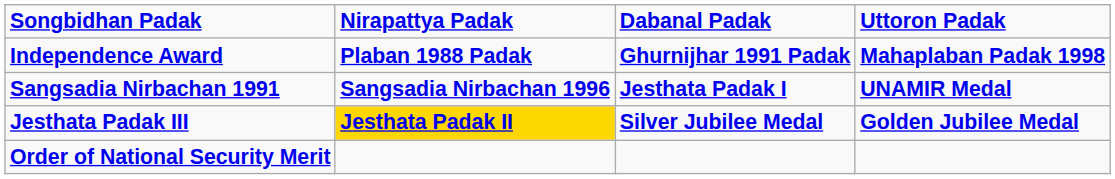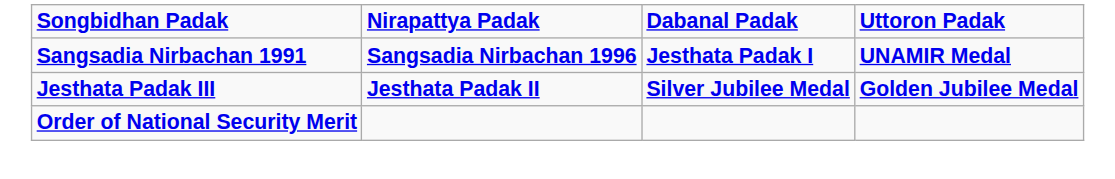- row: (116, 55)
(427, 122) gold background -> (453, 88) no background
